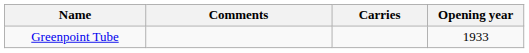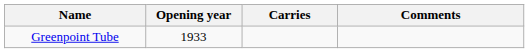columns swapped: (476, 15) <-> (239, 15)
